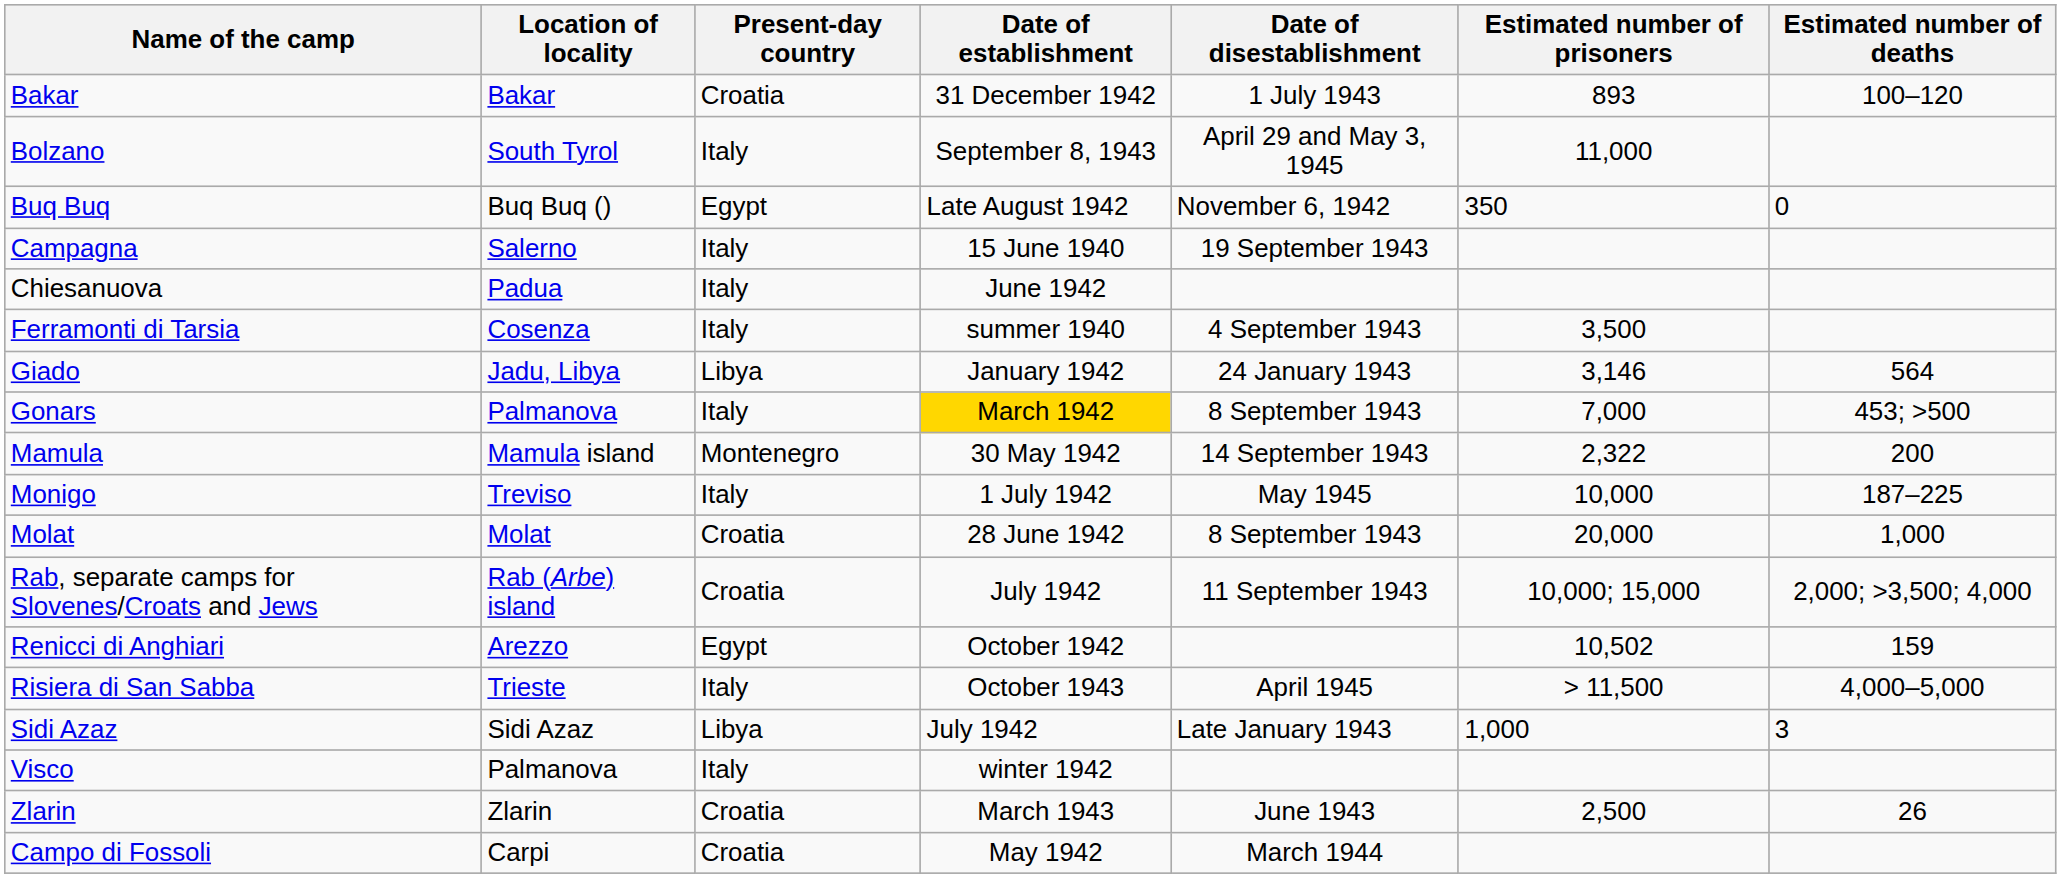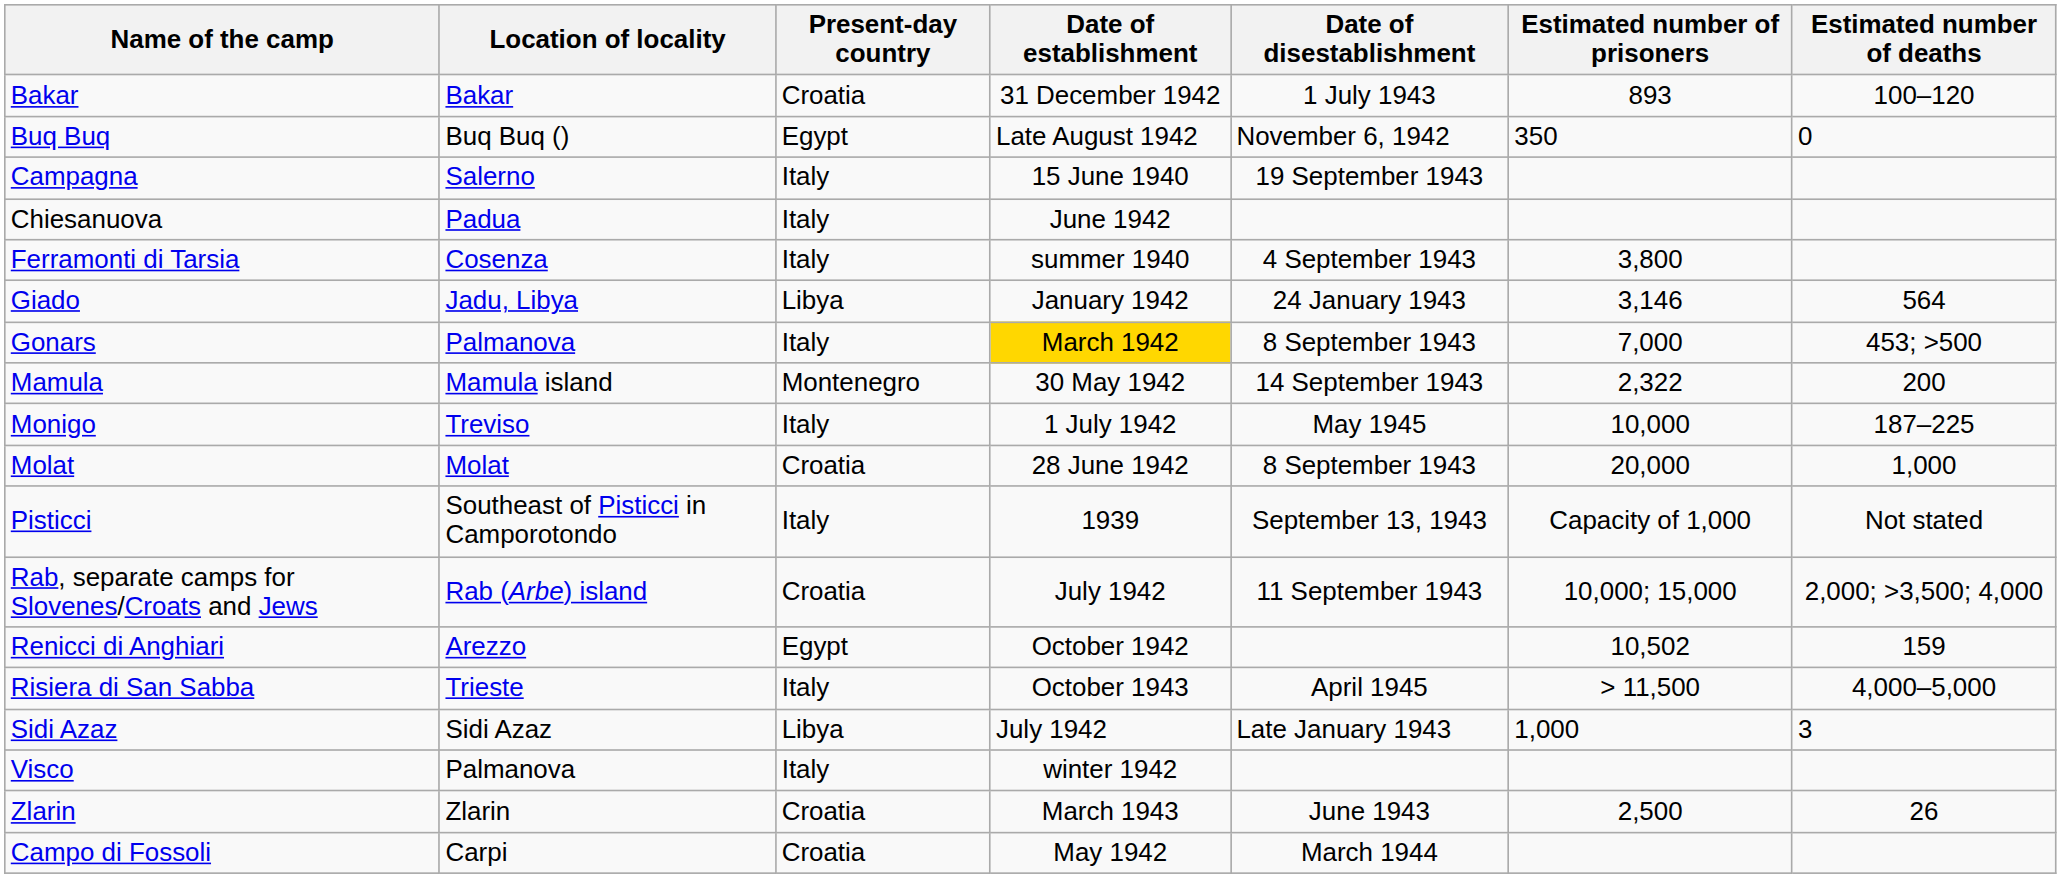- row: (58, 151)
(1614, 330) 3,500 -> (1650, 259) 3,800
+ row: (51, 520)
